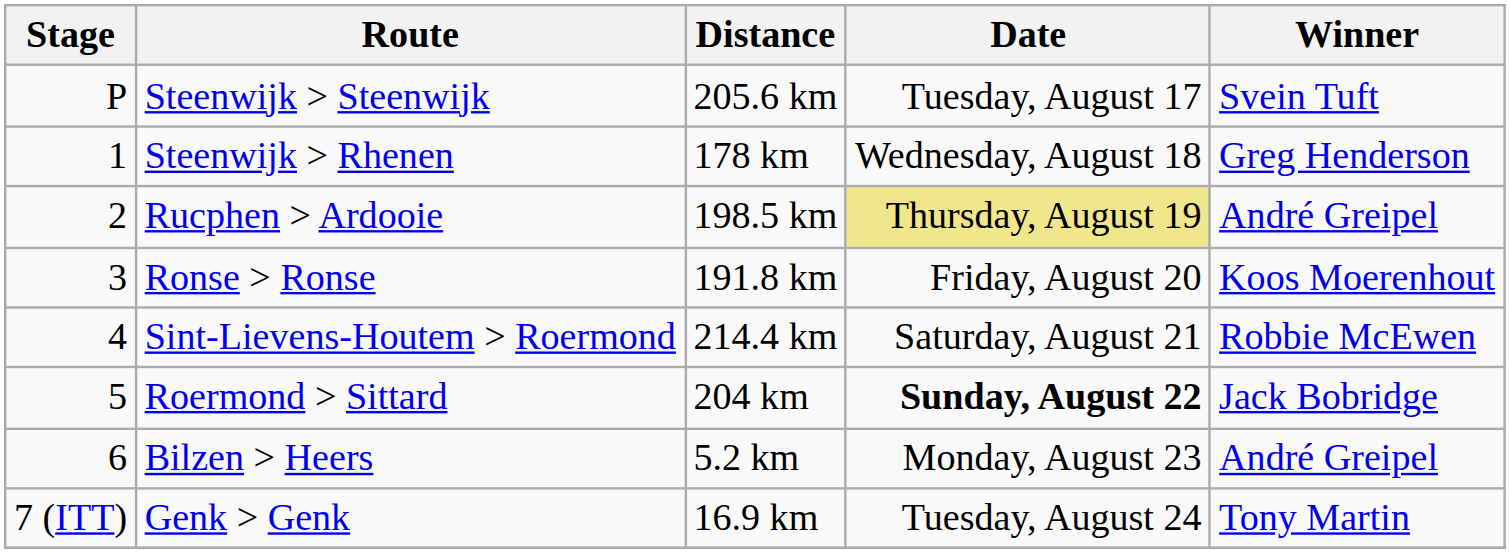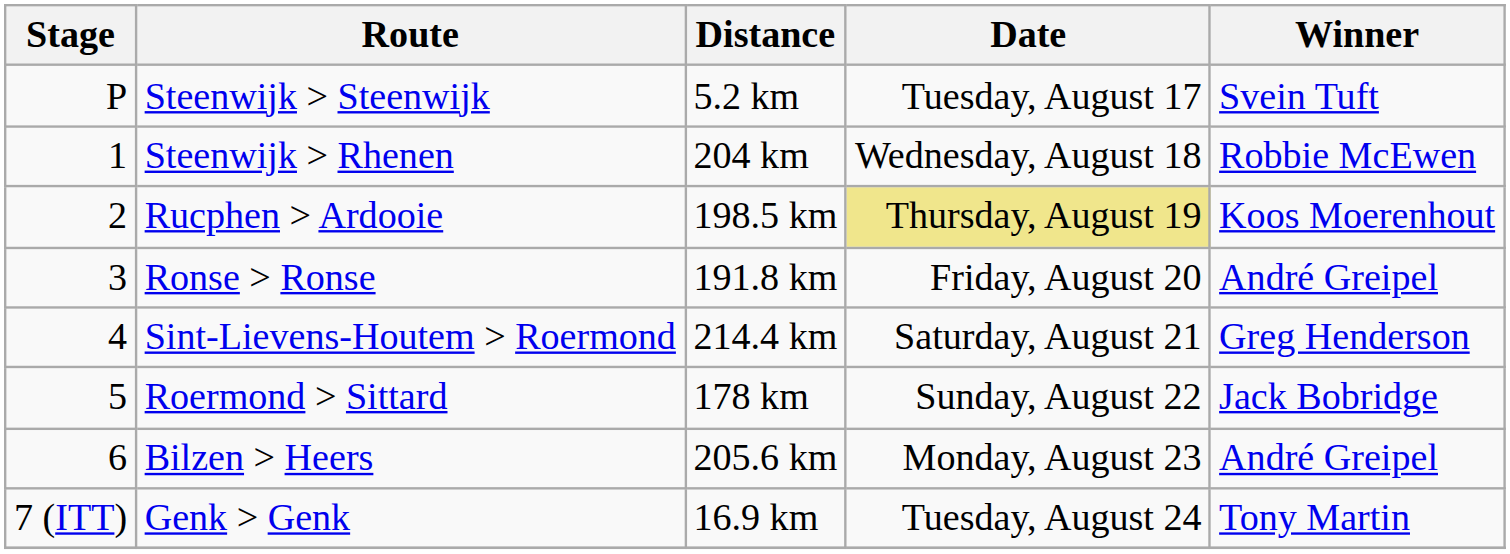(765, 95) 205.6 km -> (746, 95) 5.2 km
(751, 155) 178 km -> (751, 155) 204 km
(1344, 155) Greg Henderson -> (1348, 155) Robbie McEwen
(1329, 215) André Greipel -> (1357, 215) Koos Moerenhout
(1357, 276) Koos Moerenhout -> (1329, 276) André Greipel
(1348, 336) Robbie McEwen -> (1344, 336) Greg Henderson
(751, 397) 204 km -> (751, 397) 178 km
(1051, 397) bold -> (1058, 397) normal
(746, 457) 5.2 km -> (765, 457) 205.6 km
